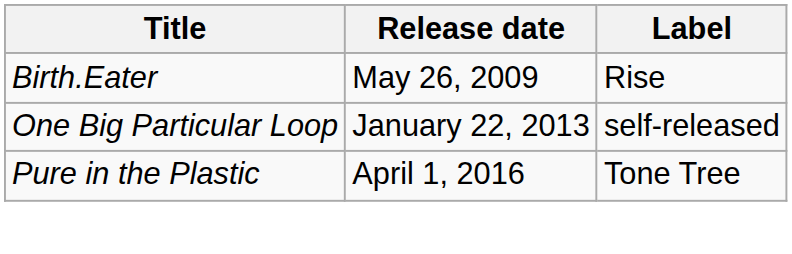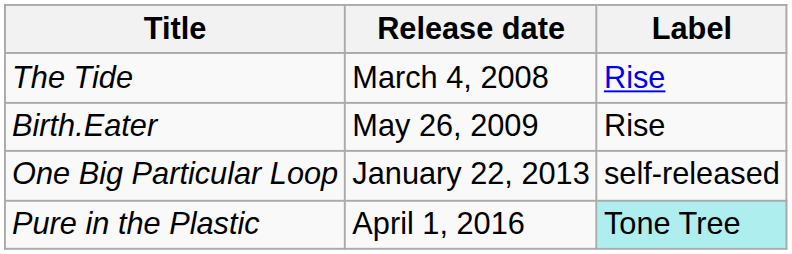+ row: (73, 77)
(672, 175) no background -> (672, 223) paleturquoise background
